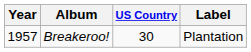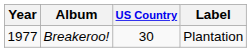(22, 36) 1957 -> (22, 36) 1977
